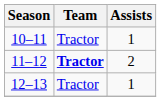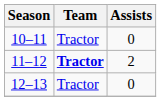(131, 38) 1 -> (131, 38) 0
(131, 84) 1 -> (131, 84) 0
